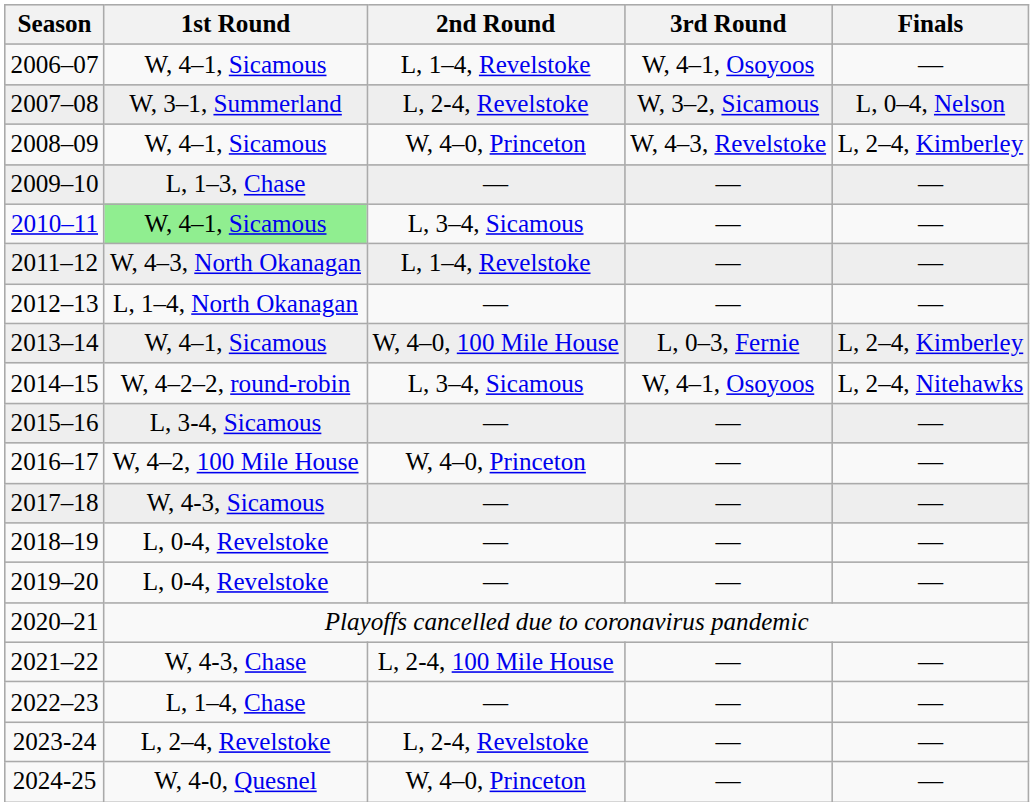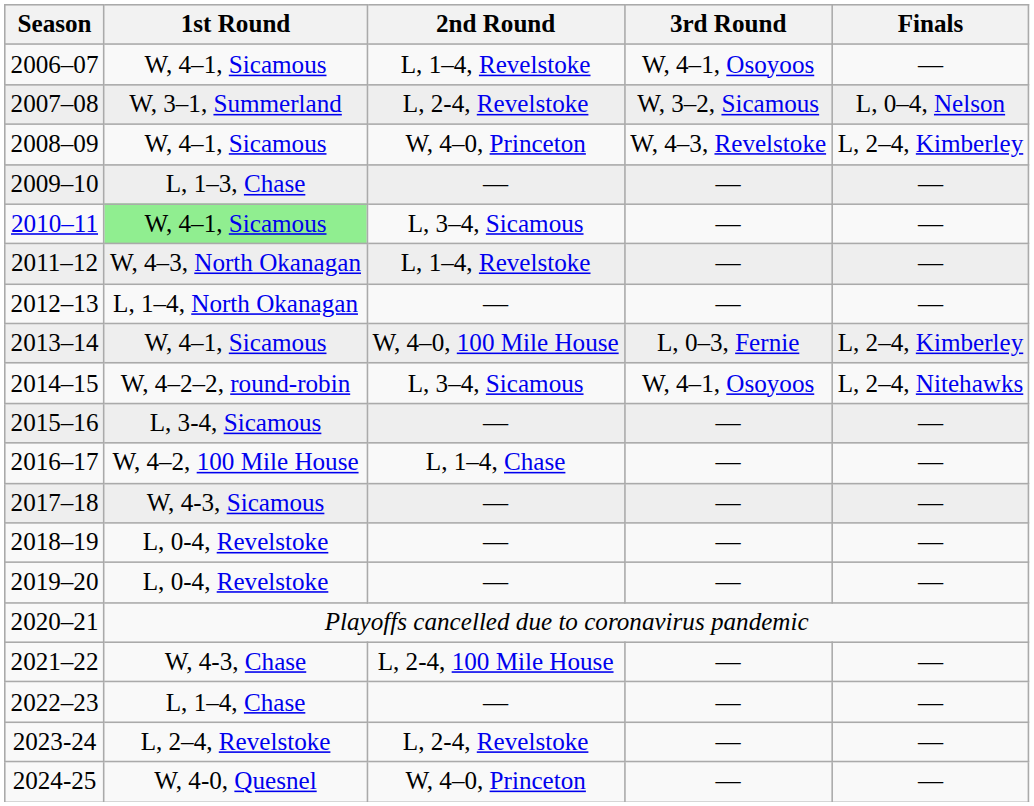(496, 462) W, 4–0, Princeton -> (496, 462) L, 1–4, Chase
